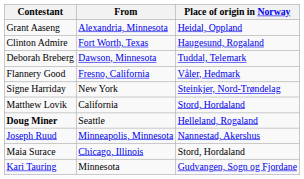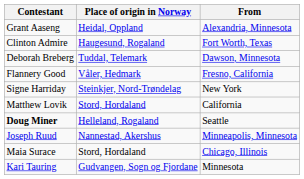columns swapped: (126, 12) <-> (237, 12)
